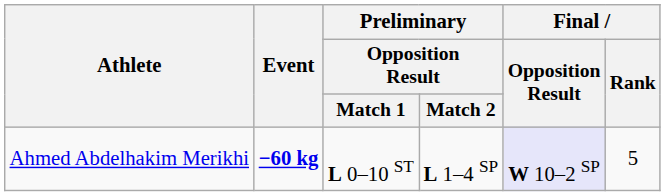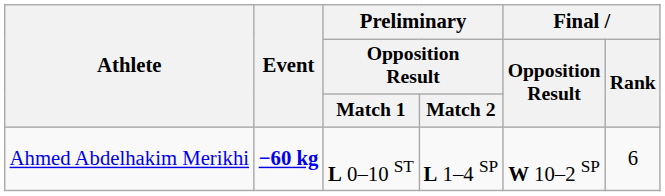(554, 171) lavender background -> (554, 171) no background
(633, 158) 5 -> (633, 158) 6
